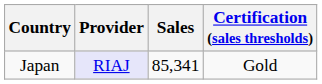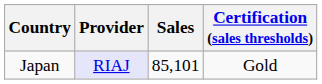(176, 65) 85,341 -> (176, 65) 85,101
